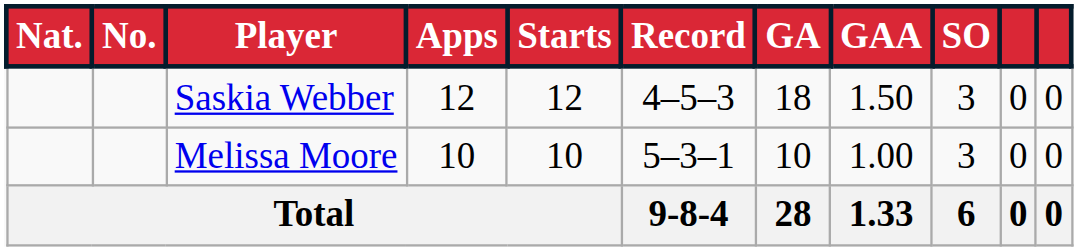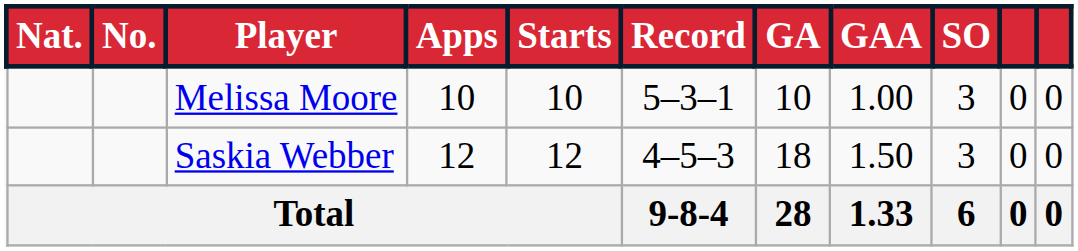rows swapped: (286, 155) <-> (284, 97)
